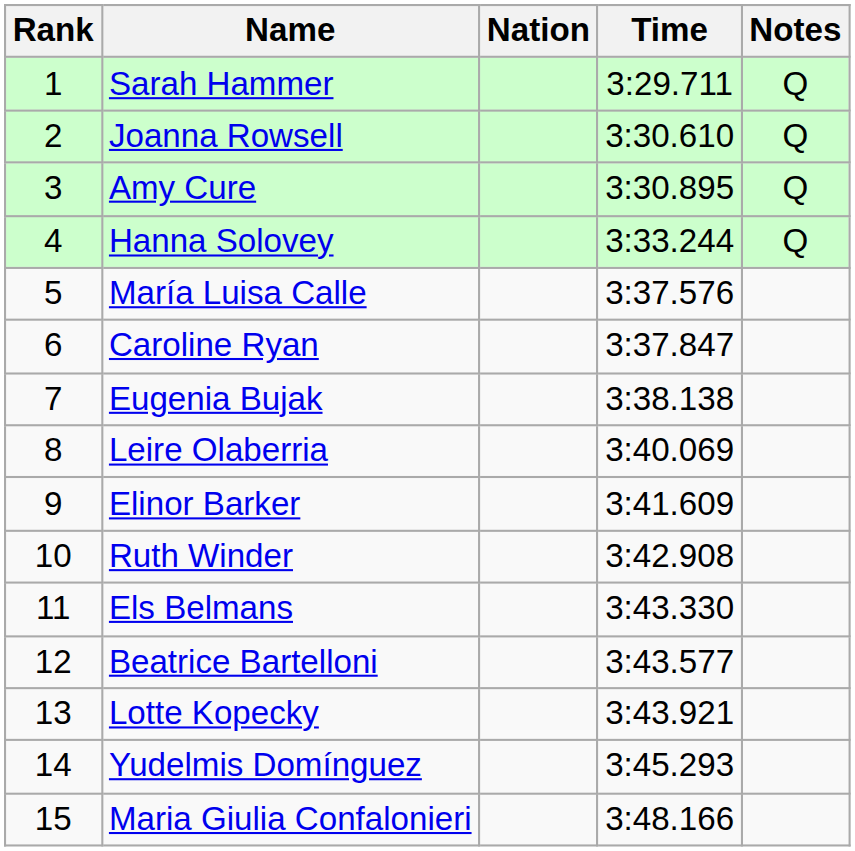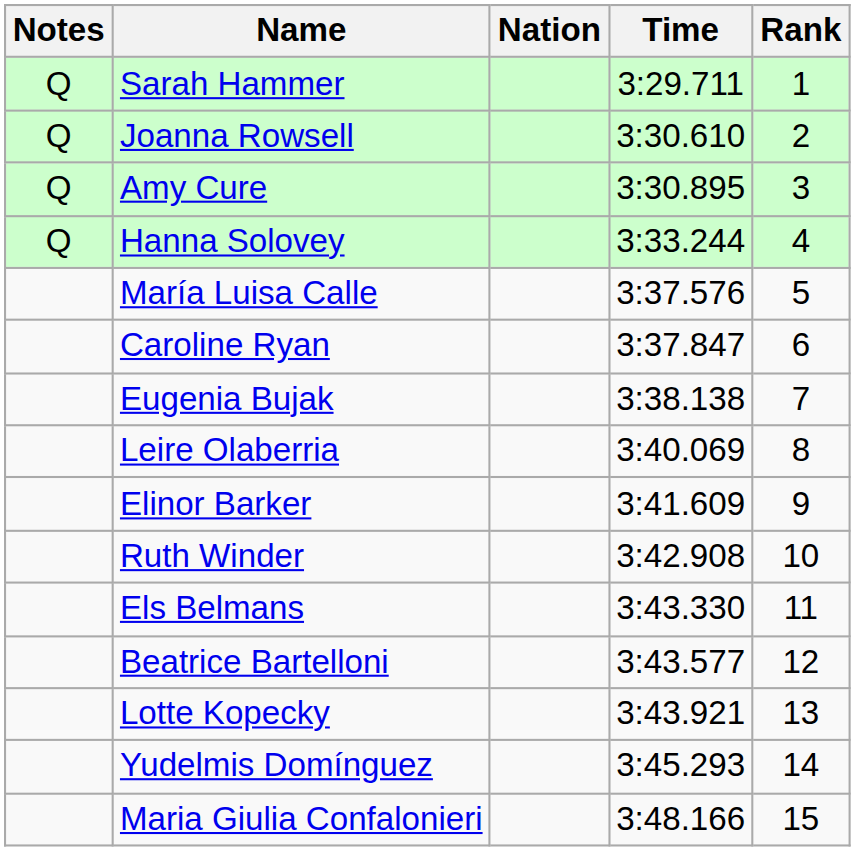columns swapped: (53, 30) <-> (795, 30)
